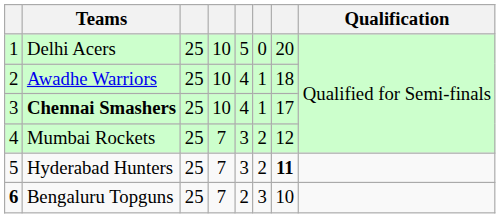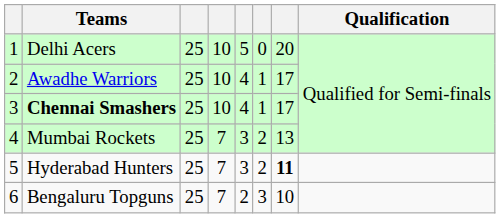(285, 78) 18 -> (285, 78) 17
(285, 138) 12 -> (285, 138) 13
(14, 197) bold -> (14, 197) normal
